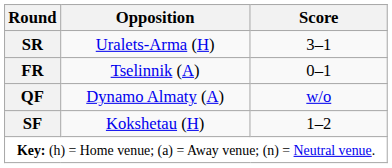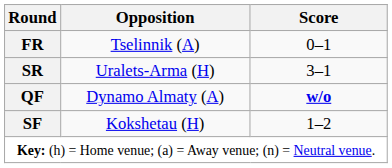rows swapped: (32, 70) <-> (32, 44)
(319, 96) normal -> (319, 96) bold
